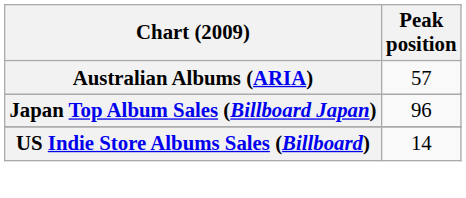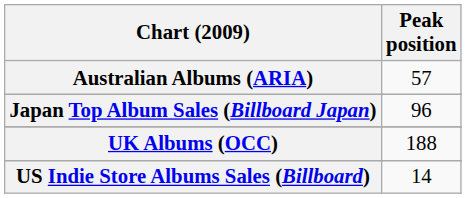+ row: (193, 143)
